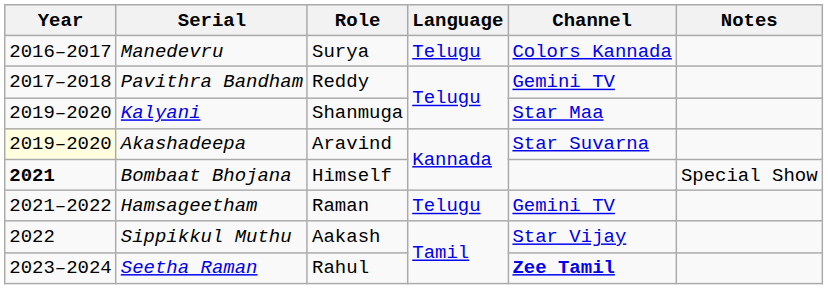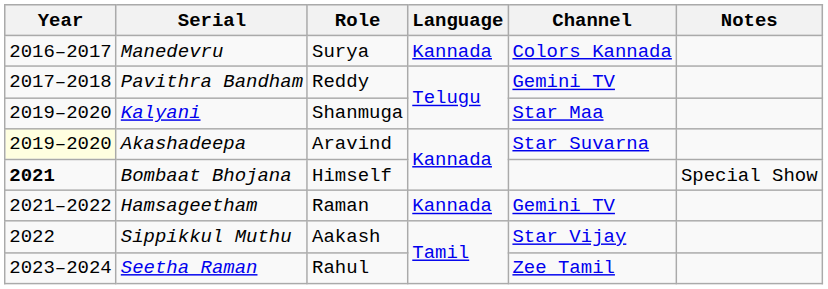(446, 51) Telugu -> (452, 51) Kannada
(446, 206) Telugu -> (452, 206) Kannada
(564, 268) bold -> (564, 268) normal
